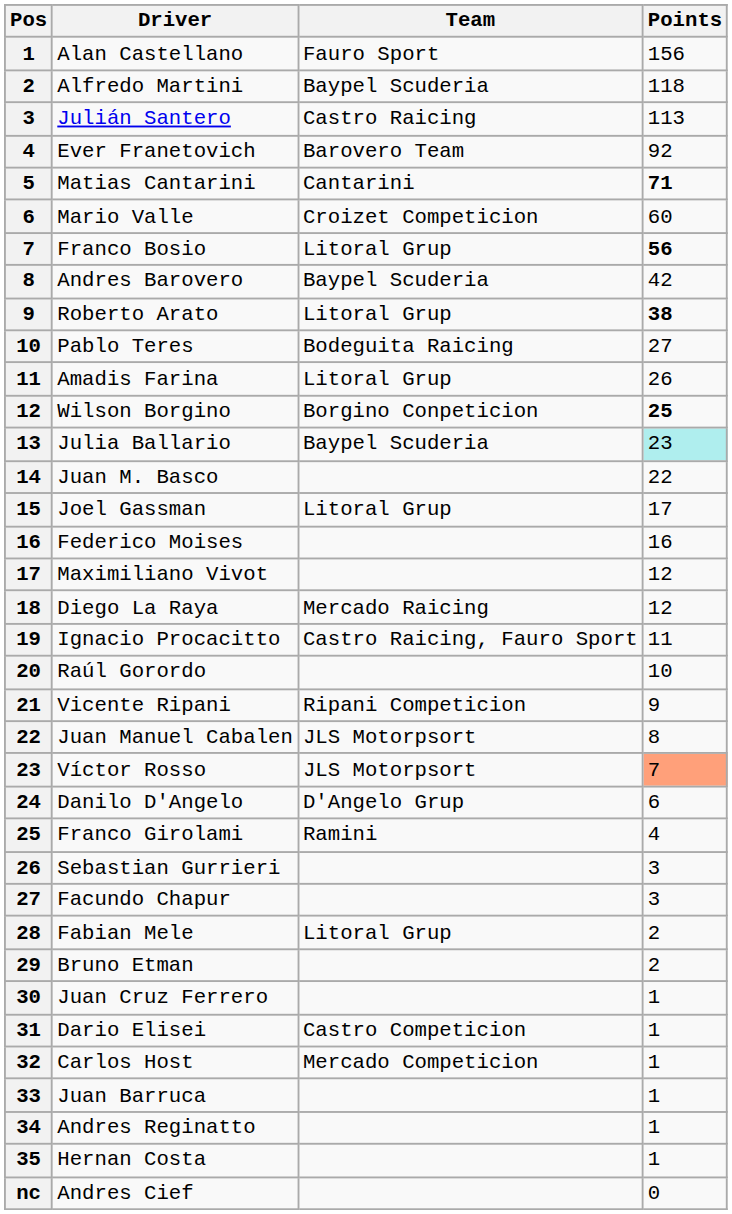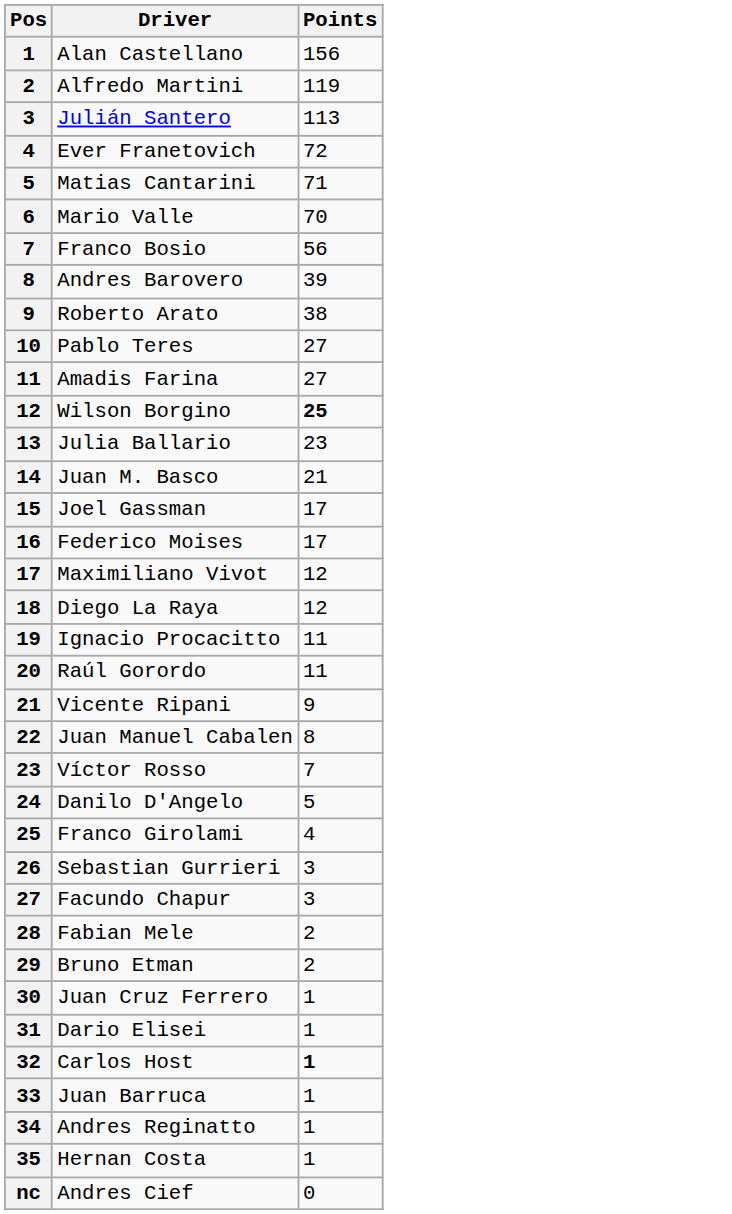- column: (470, 21)
(666, 86) 118 -> (322, 86) 119
(660, 151) 92 -> (315, 151) 72
(660, 184) bold -> (315, 184) normal
(660, 217) 60 -> (315, 217) 70
(660, 249) bold -> (315, 249) normal
(660, 282) 42 -> (315, 282) 39
(660, 314) bold -> (315, 314) normal
(660, 379) 26 -> (315, 379) 27
(660, 444) paleturquoise background -> (315, 444) no background
(660, 477) 22 -> (315, 477) 21
(660, 542) 16 -> (315, 542) 17
(660, 672) 10 -> (315, 672) 11
(654, 770) lightsalmon background -> (309, 770) no background
(654, 802) 6 -> (309, 802) 5
(654, 1063) normal -> (309, 1063) bold
